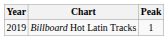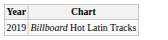- column: (151, 12)
